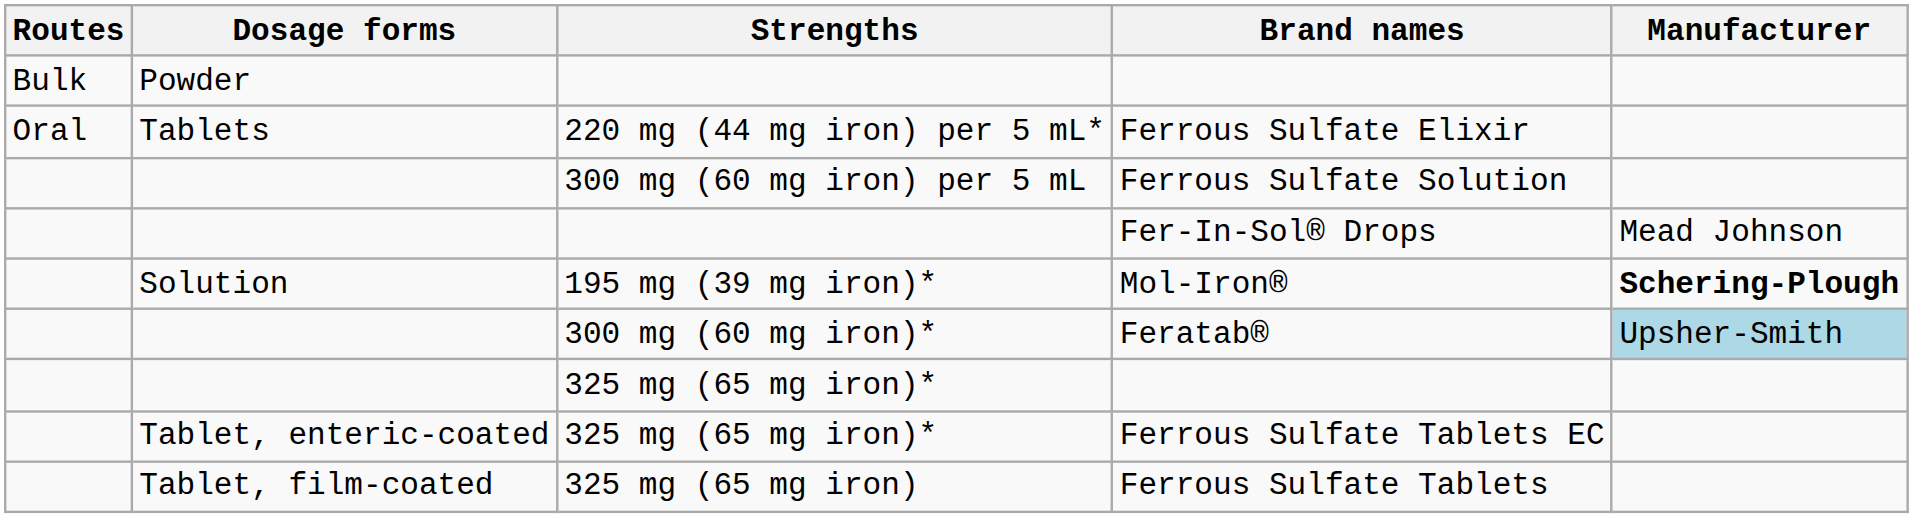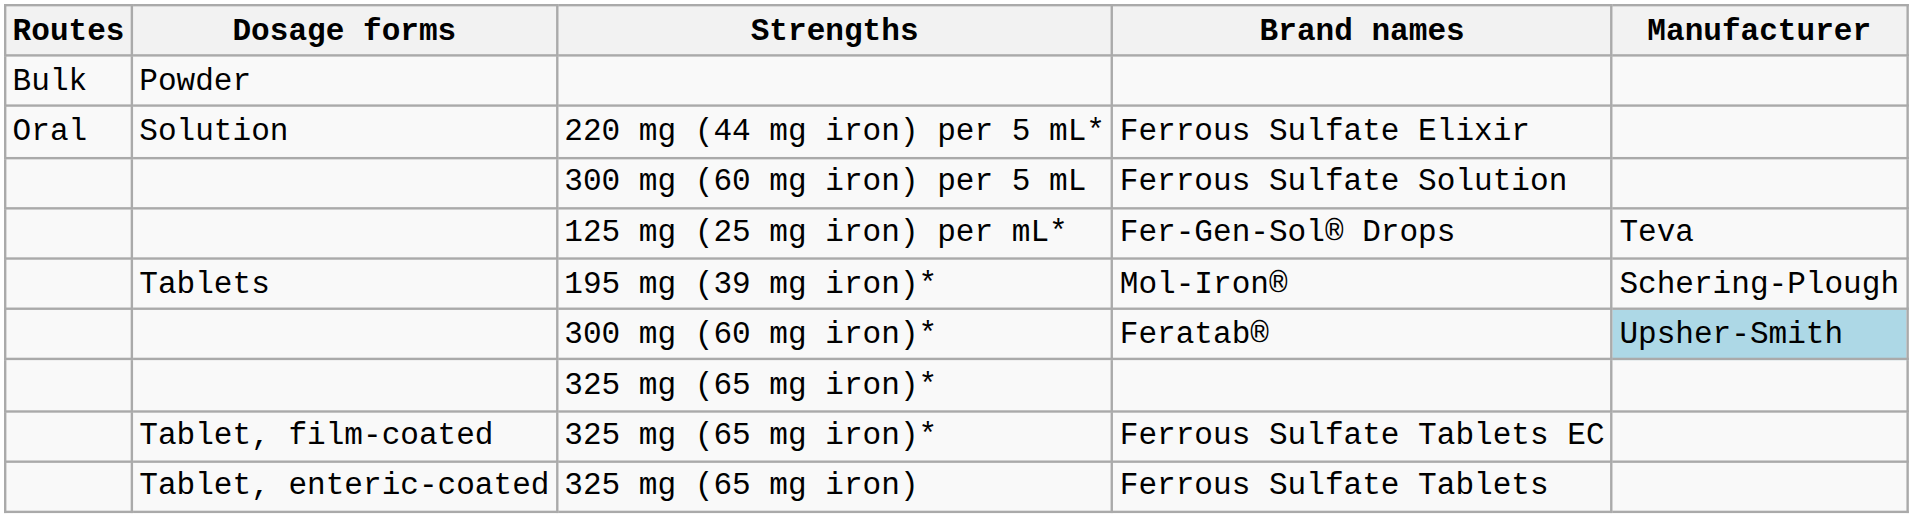(205, 132) Tablets -> (214, 132) Solution
+ row: (816, 233)
- row: (835, 233)
(214, 284) Solution -> (205, 284) Tablets
(1759, 284) bold -> (1759, 284) normal
(344, 436) Tablet, enteric-coated -> (316, 436) Tablet, film-coated
(316, 486) Tablet, film-coated -> (344, 486) Tablet, enteric-coated
